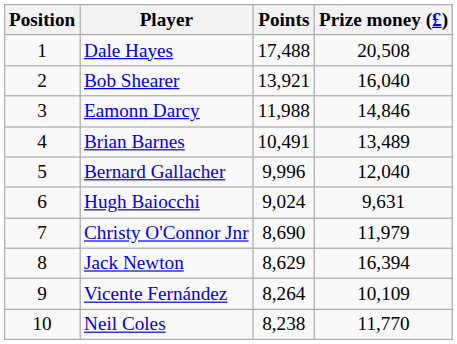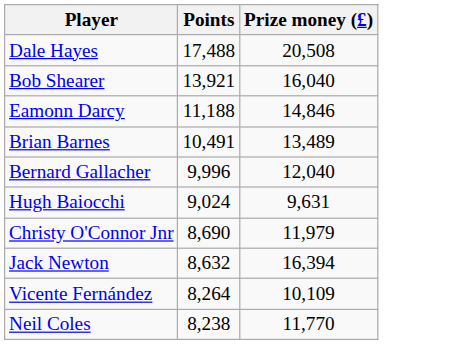- column: (42, 19)
(284, 111) 11,988 -> (209, 111) 11,188
(284, 263) 8,629 -> (209, 263) 8,632
